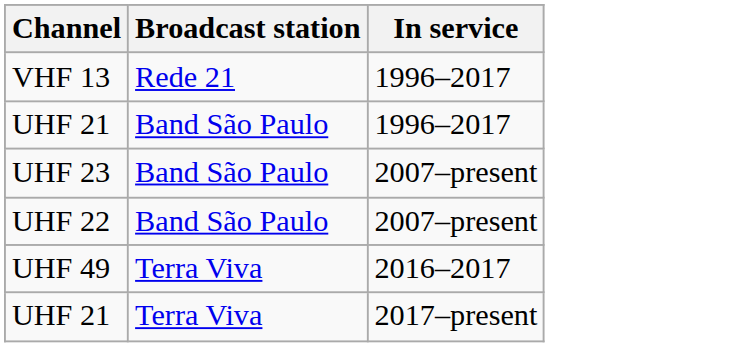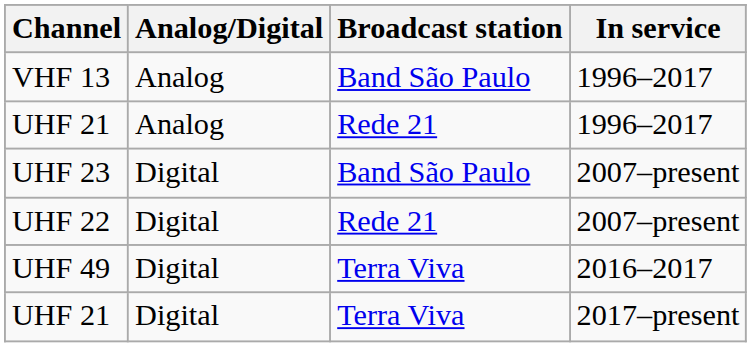+ column: (229, 28)
(185, 76) Rede 21 -> (434, 76) Band São Paulo
(232, 124) Band São Paulo -> (387, 124) Rede 21
(232, 220) Band São Paulo -> (387, 220) Rede 21
